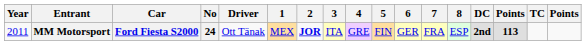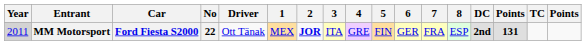(18, 31) no background -> (18, 31) lightgrey background
(210, 31) 24 -> (210, 31) 22
(510, 31) 113 -> (510, 31) 131
